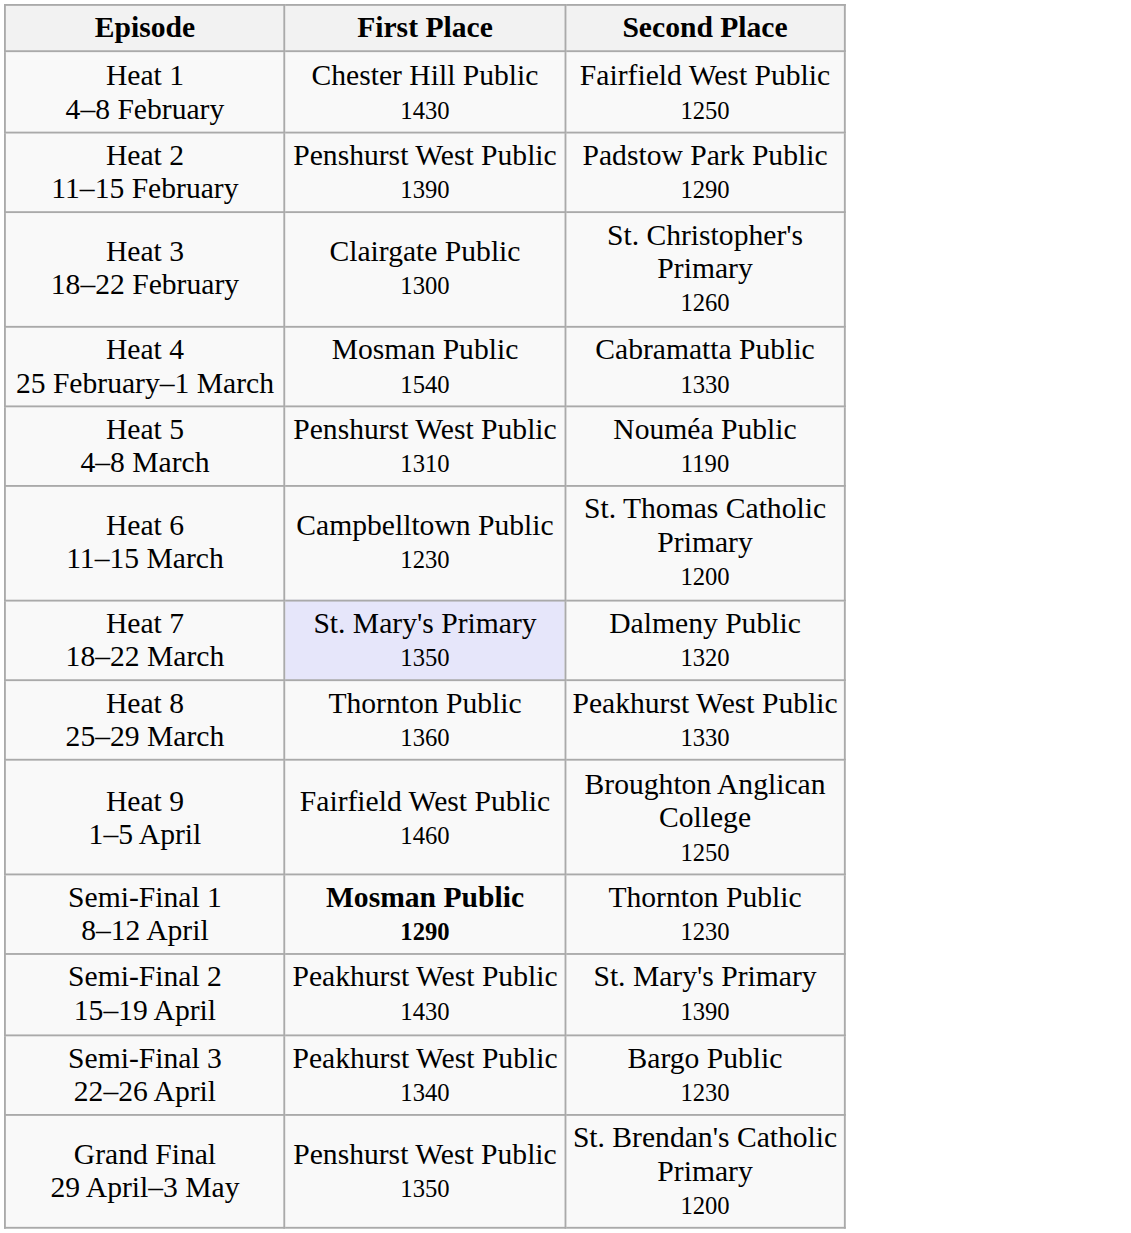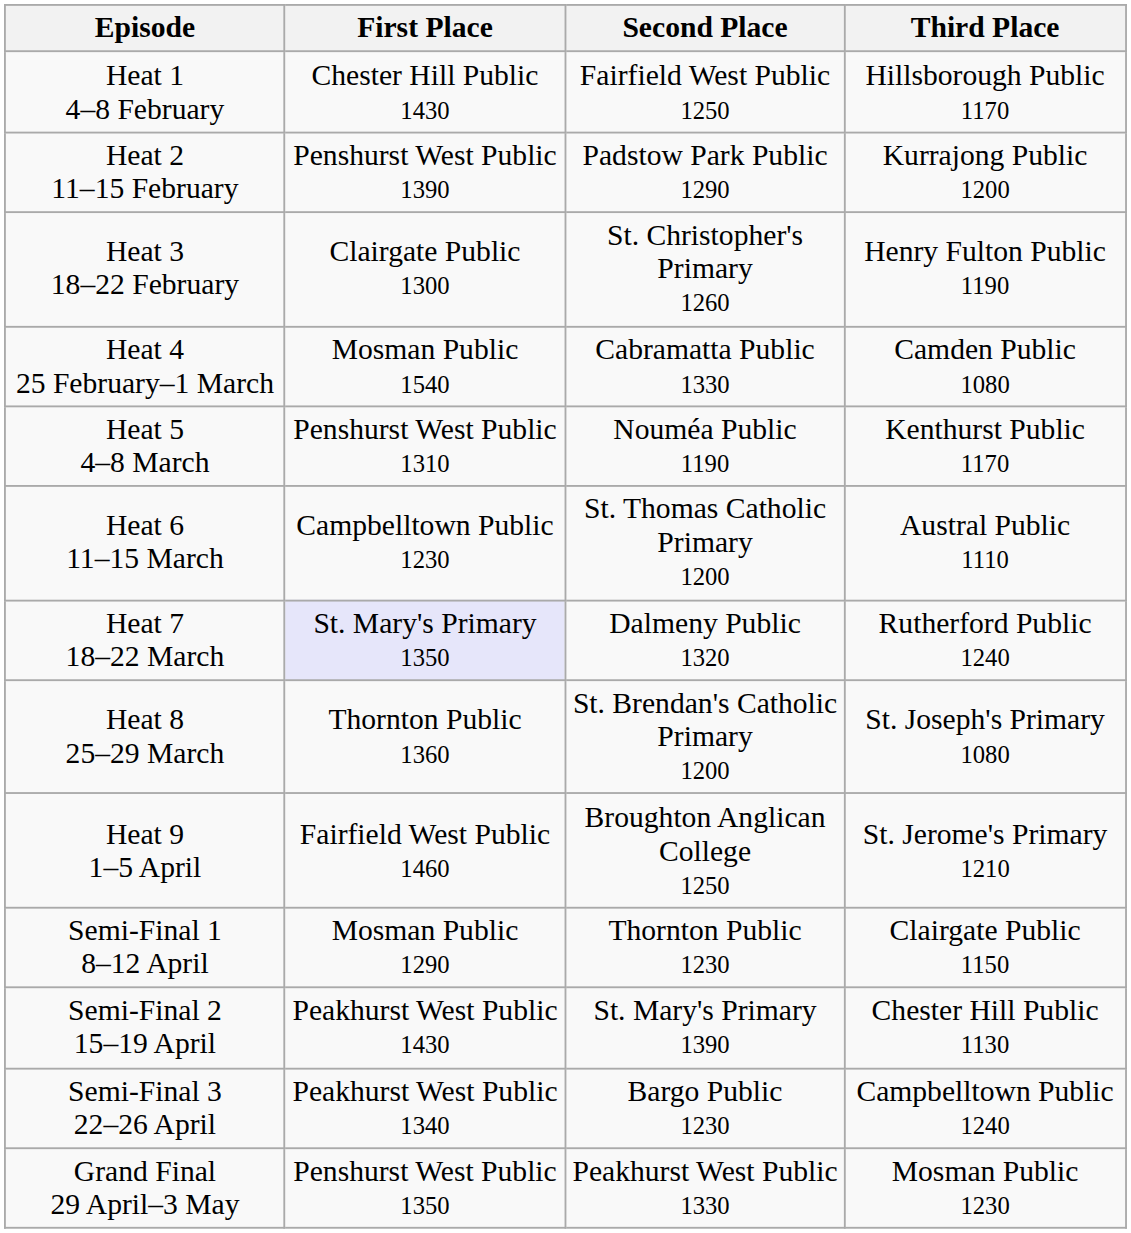+ column: (985, 27)
(705, 719) Peakhurst West Public 1330 -> (705, 736) St. Brendan's Catholic Primary 1200
(425, 913) bold -> (425, 946) normal
(705, 1171) St. Brendan's Catholic Primary 1200 -> (705, 1187) Peakhurst West Public 1330
